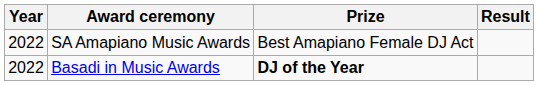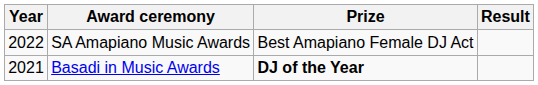(26, 67) 2022 -> (26, 67) 2021
